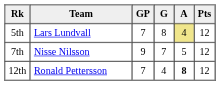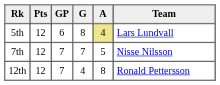columns swapped: (81, 14) <-> (205, 14)
(143, 33) 7 -> (62, 33) 6
(143, 52) 9 -> (62, 52) 7
(184, 70) bold -> (103, 70) normal
